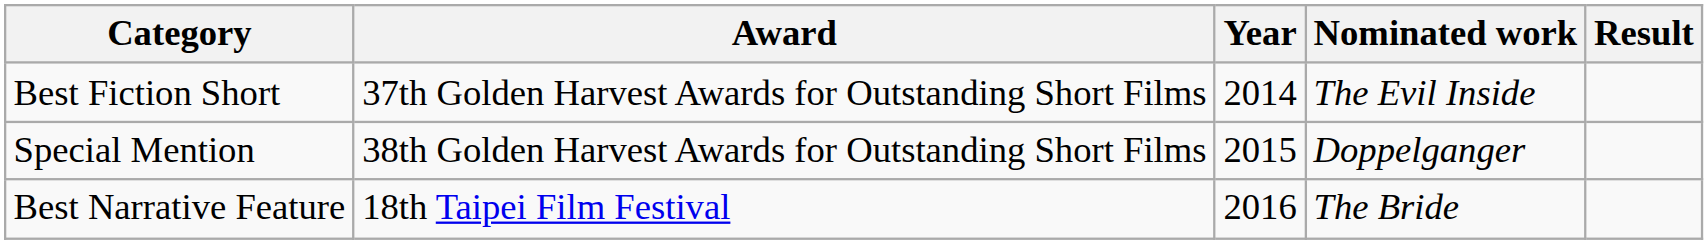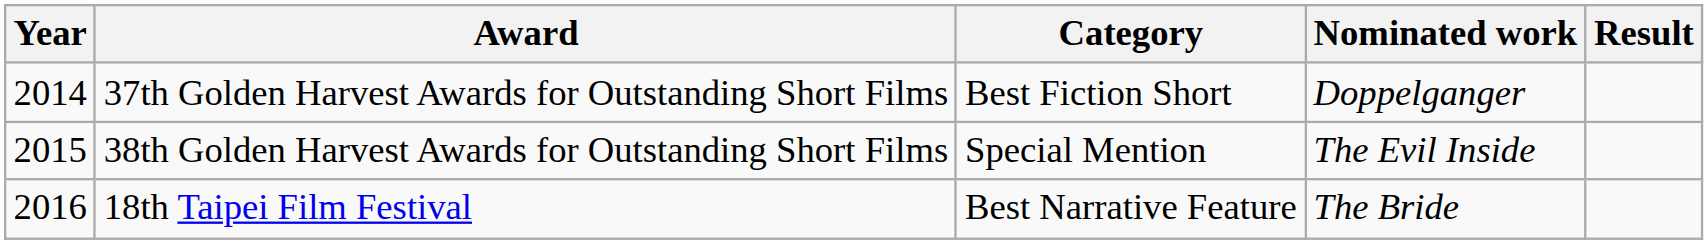columns swapped: (1260, 33) <-> (179, 33)
(1425, 91) The Evil Inside -> (1419, 91) Doppelganger
(1419, 149) Doppelganger -> (1425, 149) The Evil Inside
